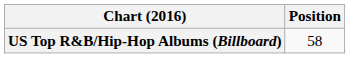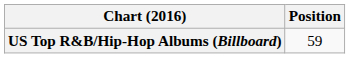(315, 40) 58 -> (315, 40) 59
